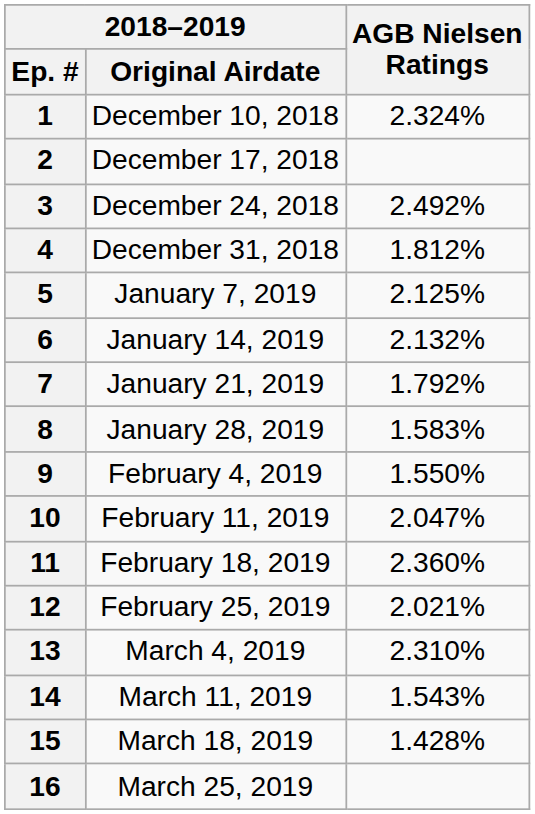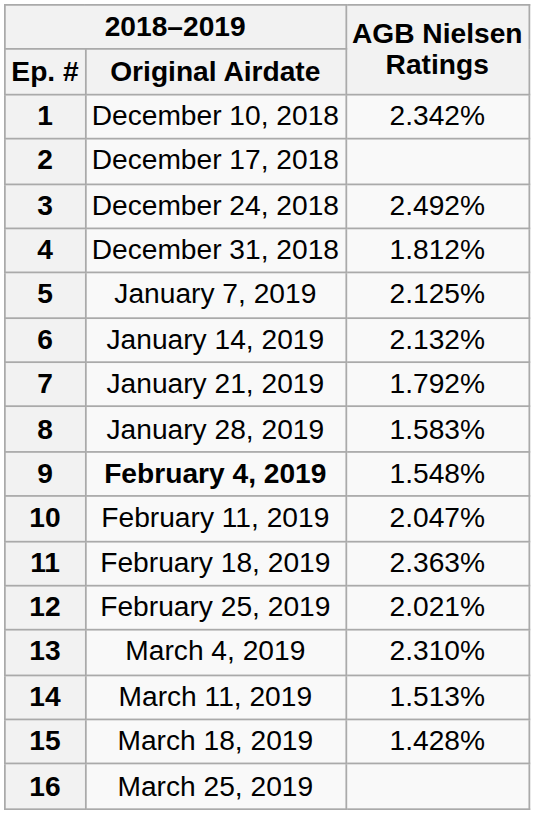(437, 116) 2.324% -> (437, 116) 2.342%
(215, 473) normal -> (215, 473) bold
(437, 473) 1.550% -> (437, 473) 1.548%
(437, 562) 2.360% -> (437, 562) 2.363%
(437, 696) 1.543% -> (437, 696) 1.513%
